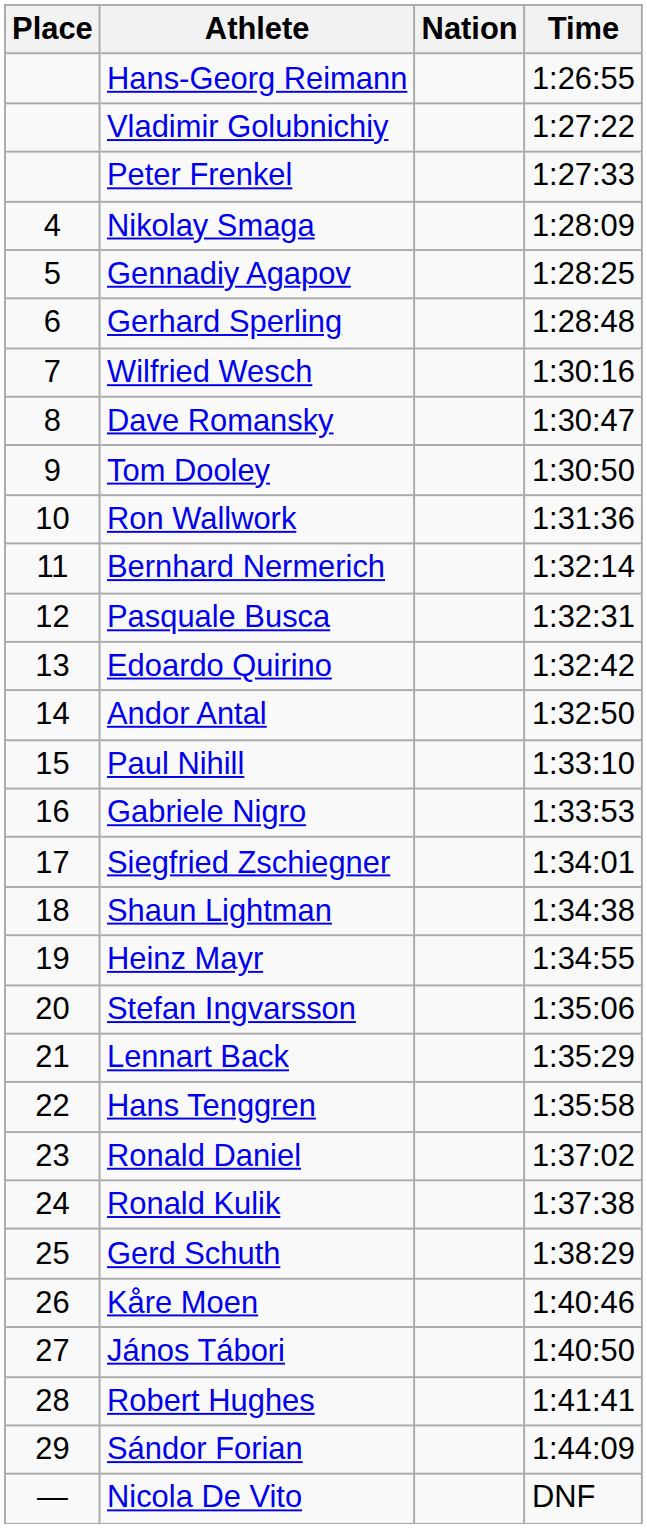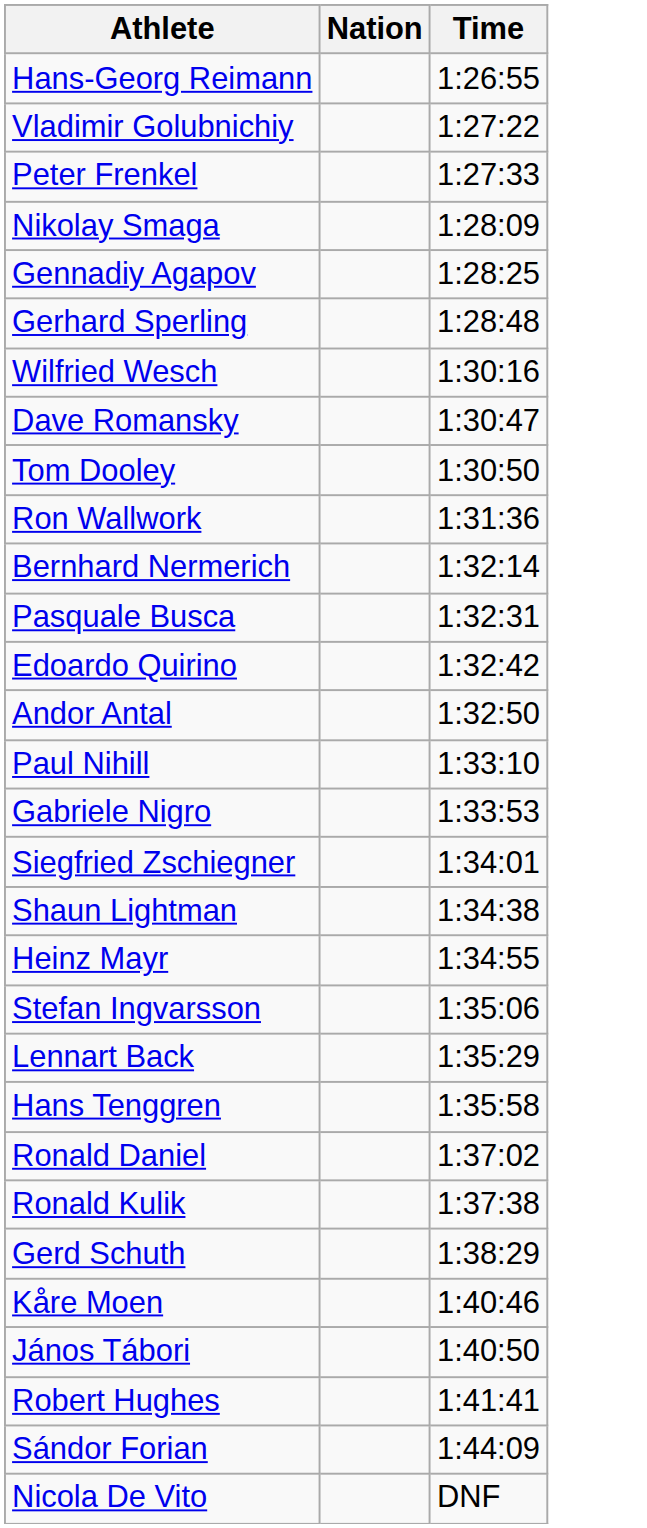- column: (52, 28)
